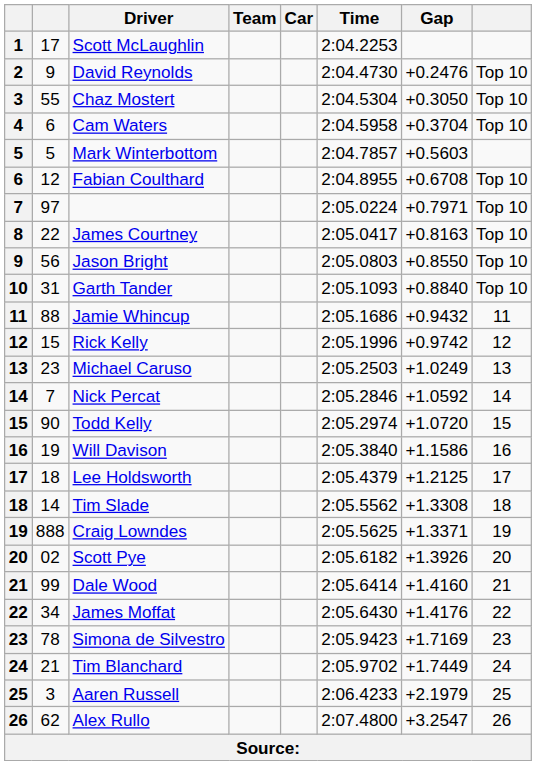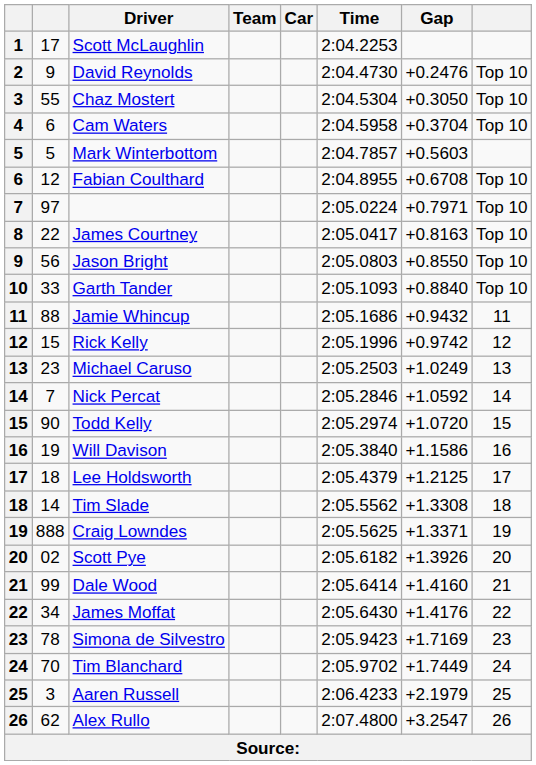(50, 288) 31 -> (50, 288) 33
(50, 666) 21 -> (50, 666) 70
